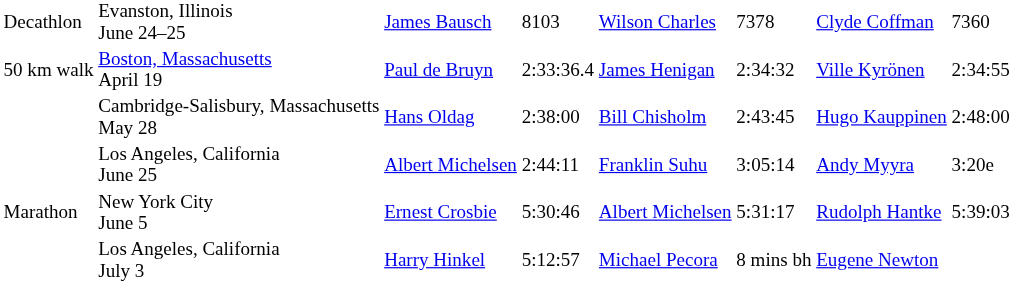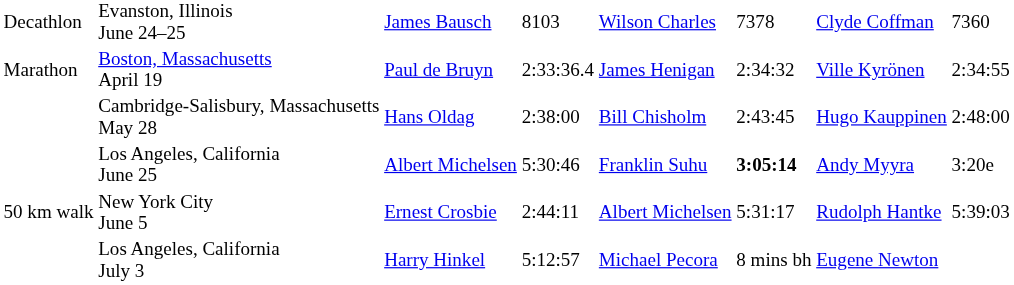(49, 69) 50 km walk -> (41, 69) Marathon
(550, 164) 2:44:11 -> (551, 164) 5:30:46
(765, 164) normal -> (766, 164) bold
(41, 212) Marathon -> (49, 212) 50 km walk
(551, 212) 5:30:46 -> (550, 212) 2:44:11
